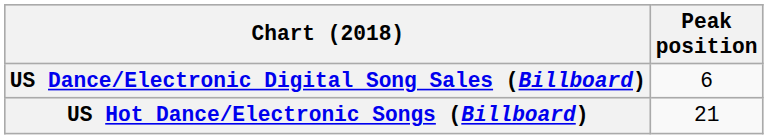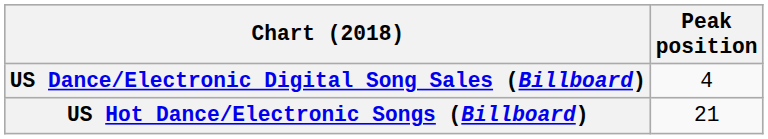(707, 81) 6 -> (707, 81) 4
